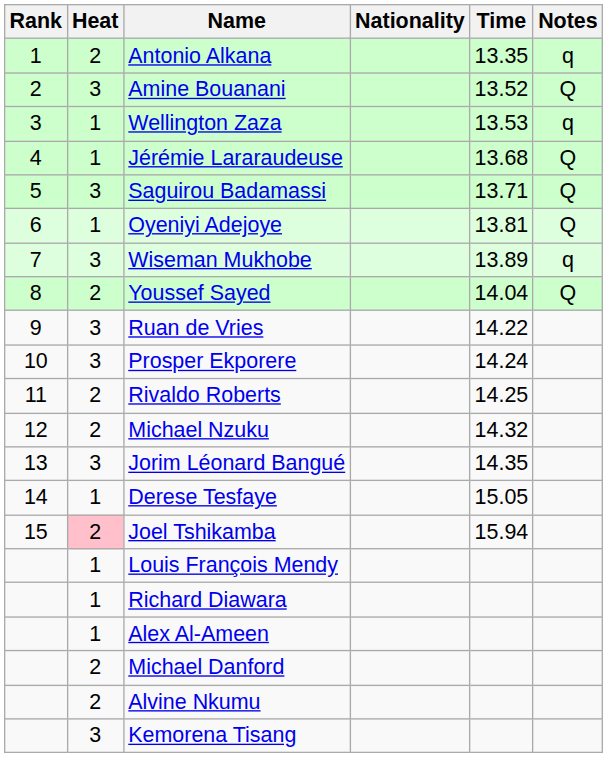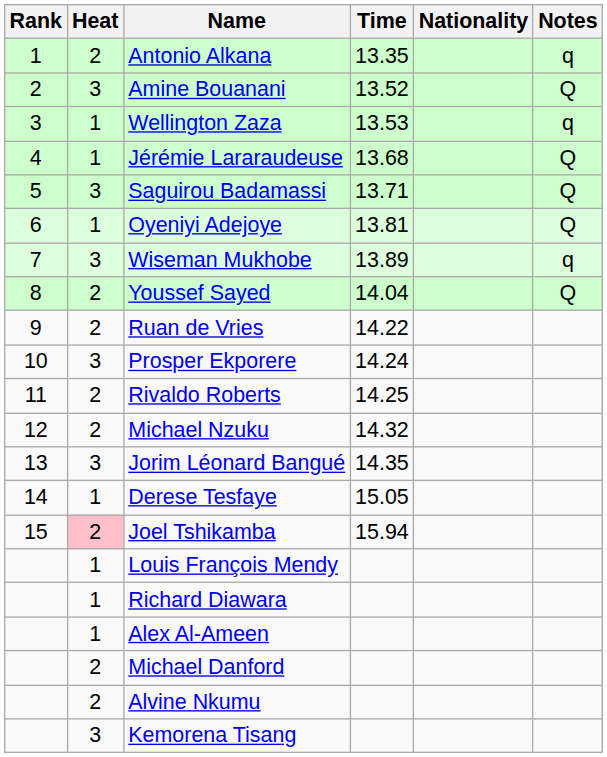columns swapped: (410, 21) <-> (501, 21)
(95, 327) 3 -> (95, 327) 2
